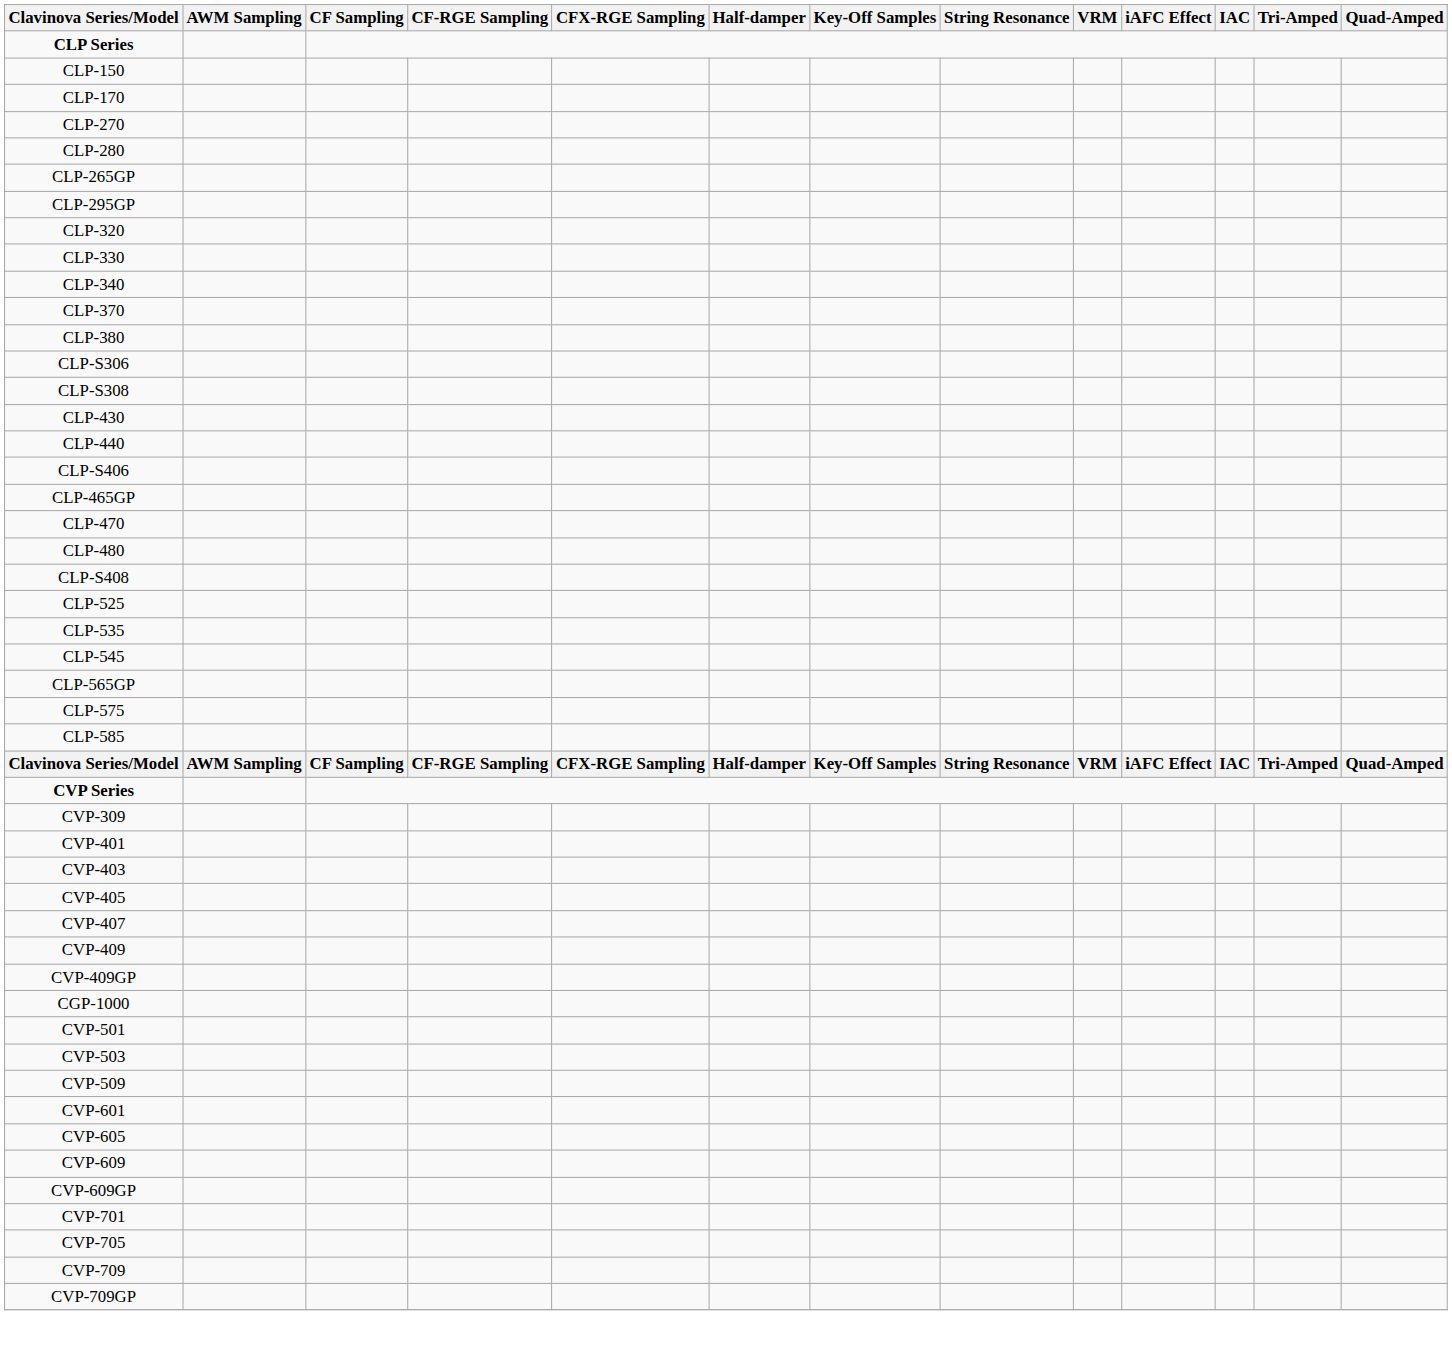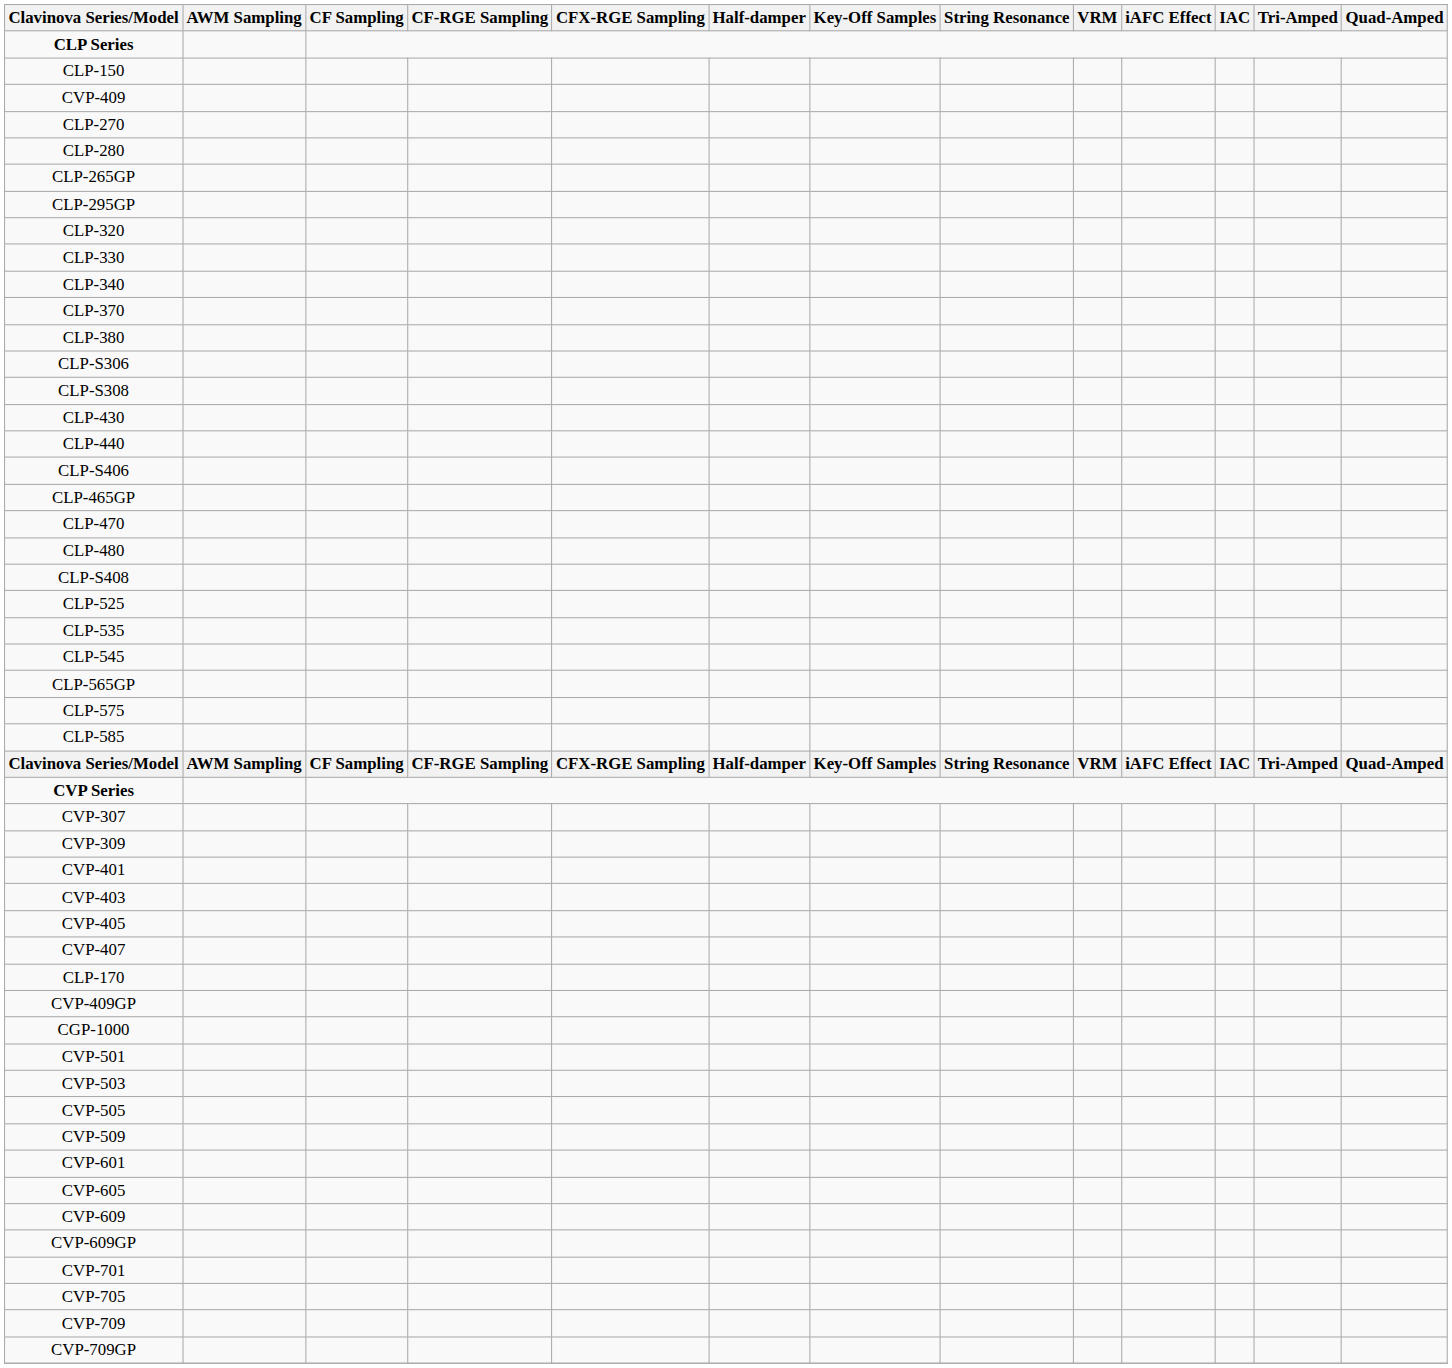rows swapped: (94, 97) <-> (94, 950)
+ row: (94, 817)
+ row: (94, 1110)
